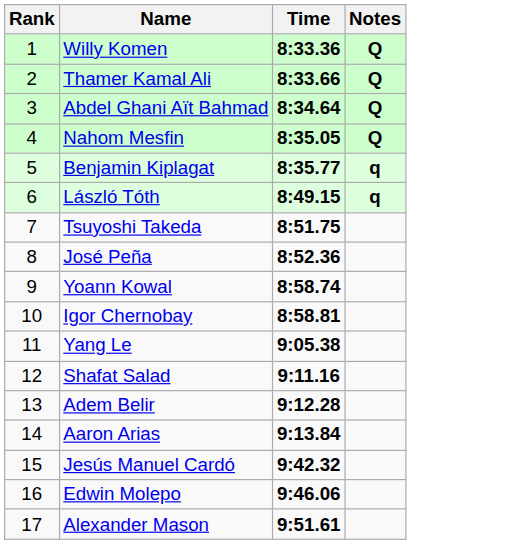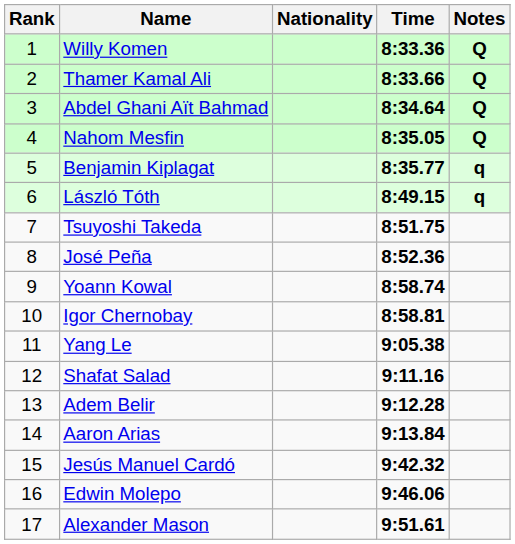+ column: (325, 19)
